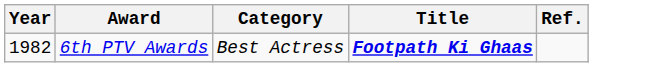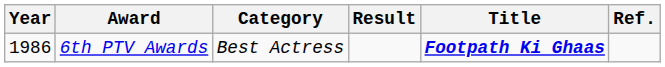+ column: (384, 19)
(30, 48) 1982 -> (30, 48) 1986
